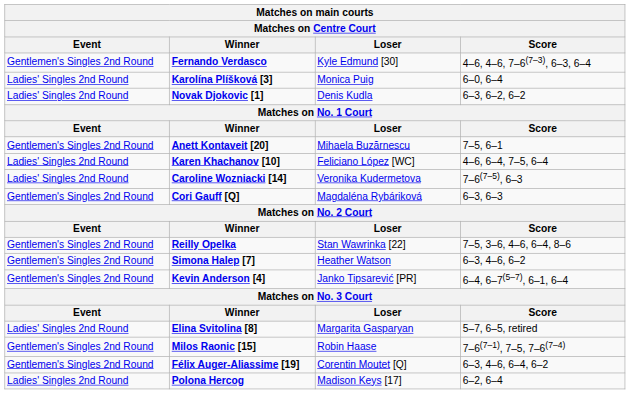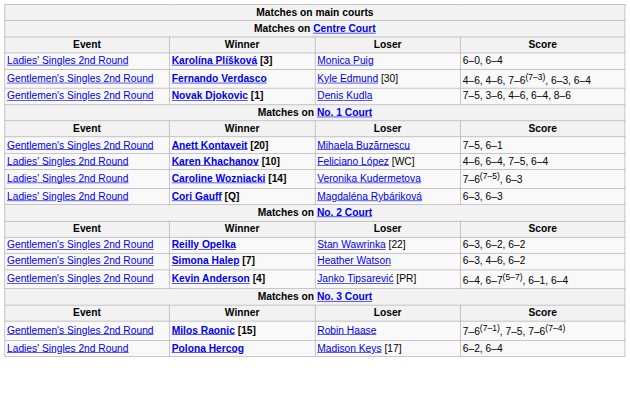rows swapped: (222, 80) <-> (219, 62)
(68, 96) Ladies' Singles 2nd Round -> (80, 96) Gentlemen's Singles 2nd Round
(494, 96) 6–3, 6–2, 6–2 -> (517, 96) 7–5, 3–6, 4–6, 6–4, 8–6
(80, 196) Gentlemen's Singles 2nd Round -> (68, 196) Ladies' Singles 2nd Round
(517, 245) 7–5, 3–6, 4–6, 6–4, 8–6 -> (494, 245) 6–3, 6–2, 6–2
- row: (214, 329)
- row: (236, 364)
